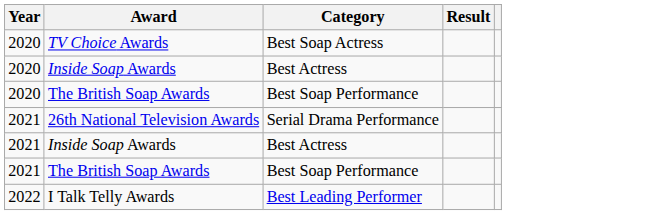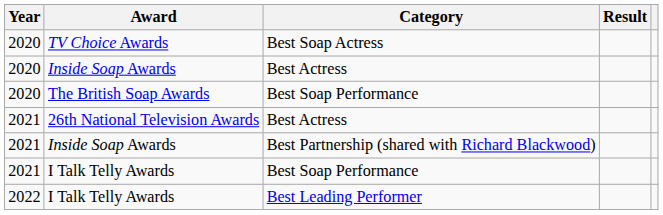- row: (24, 119)
(112, 145) Inside Soap Awards -> (154, 119) 26th National Television Awards
+ row: (24, 145)
(129, 171) The British Soap Awards -> (111, 171) I Talk Telly Awards
